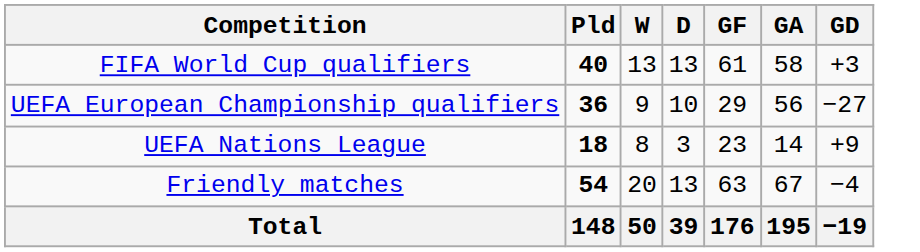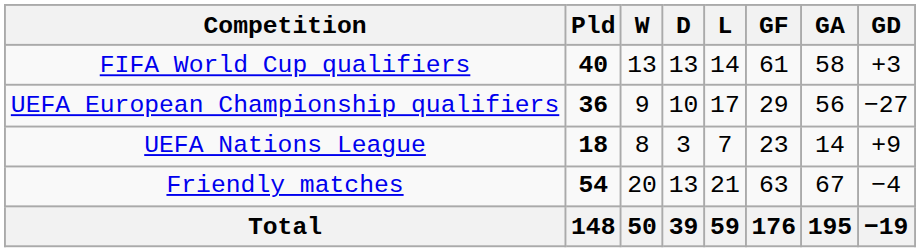+ column: (725, 25)
